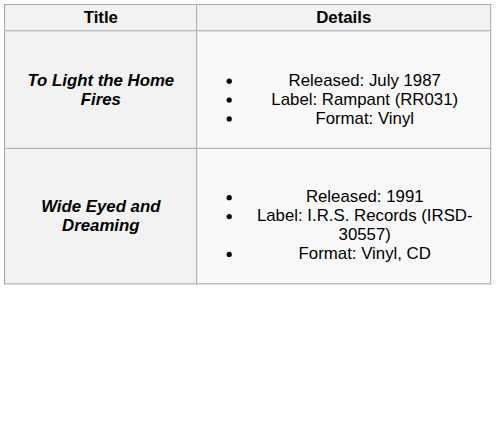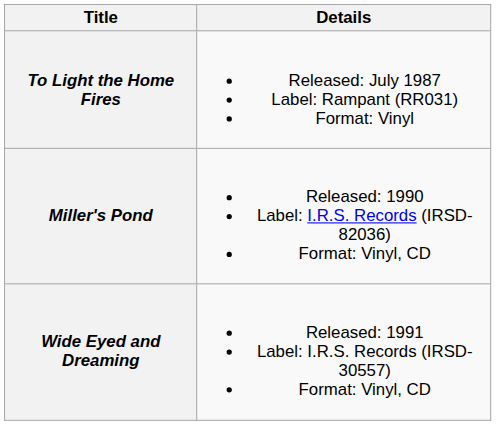+ row: (101, 216)
